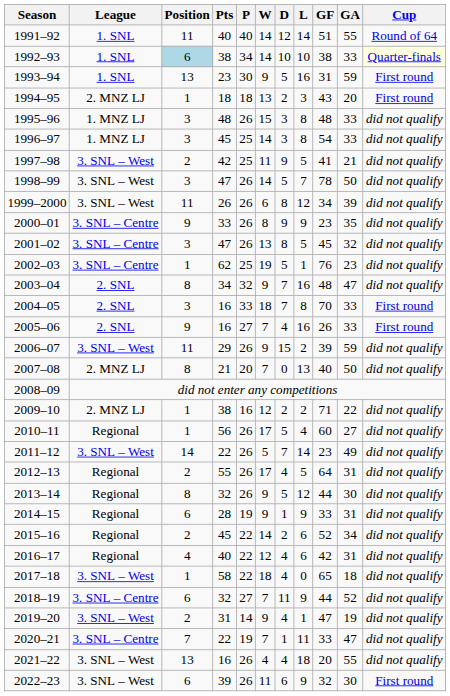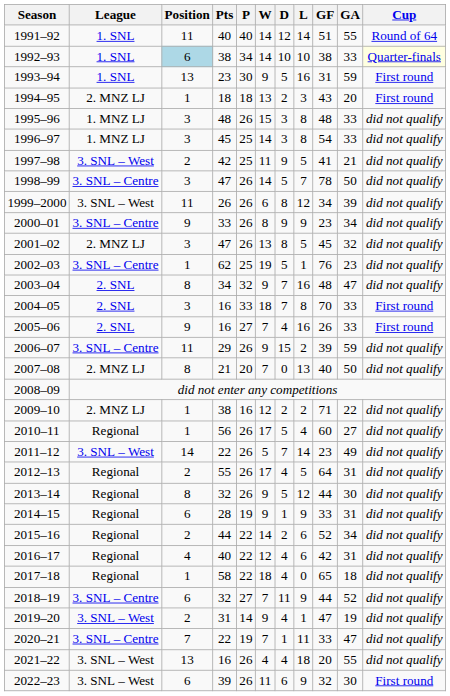(116, 181) 3. SNL – West -> (116, 181) 3. SNL – Centre
(350, 222) 35 -> (350, 222) 34
(116, 243) 3. SNL – Centre -> (116, 243) 2. MNZ LJ
(116, 347) 3. SNL – West -> (116, 347) 3. SNL – Centre
(225, 535) 45 -> (225, 535) 44
(116, 576) 3. SNL – West -> (116, 576) Regional
